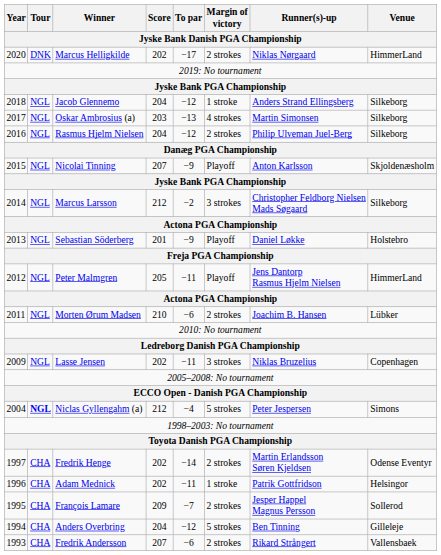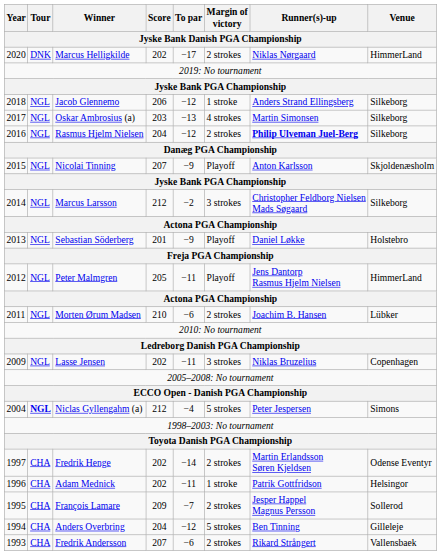(159, 102) 204 -> (159, 102) 206
(302, 134) normal -> (305, 134) bold
